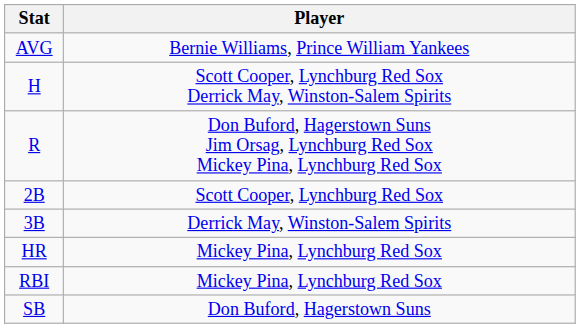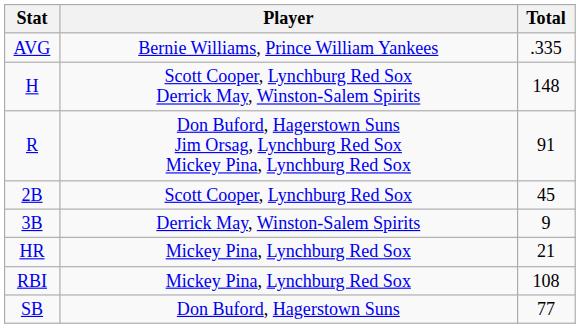+ column: (546, 18)
